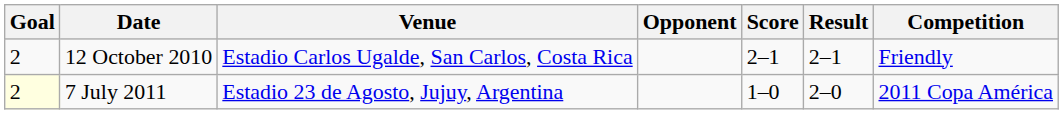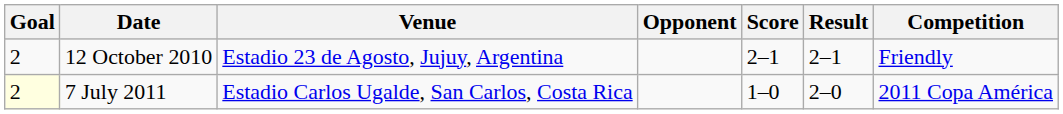(427, 56) Estadio Carlos Ugalde, San Carlos, Costa Rica -> (393, 56) Estadio 23 de Agosto, Jujuy, Argentina
(393, 91) Estadio 23 de Agosto, Jujuy, Argentina -> (427, 91) Estadio Carlos Ugalde, San Carlos, Costa Rica
